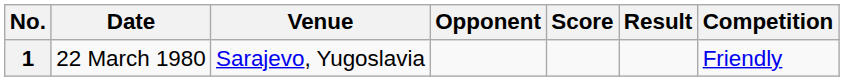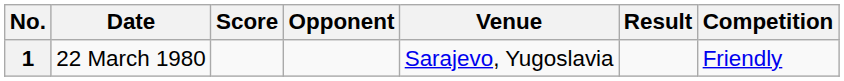columns swapped: (320, 22) <-> (582, 22)
